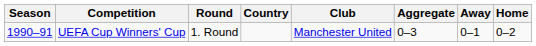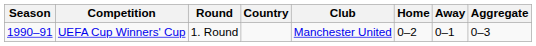columns swapped: (512, 13) <-> (426, 13)
